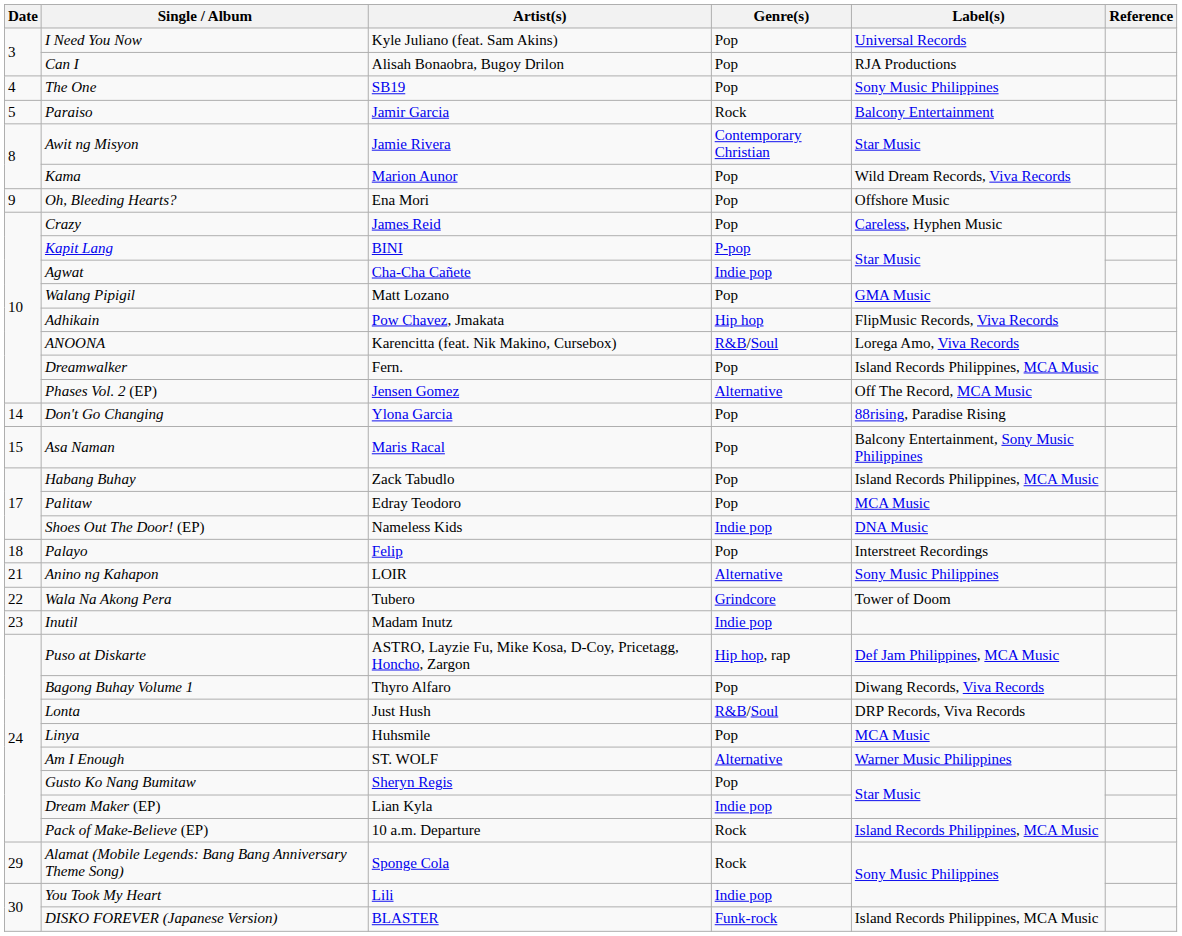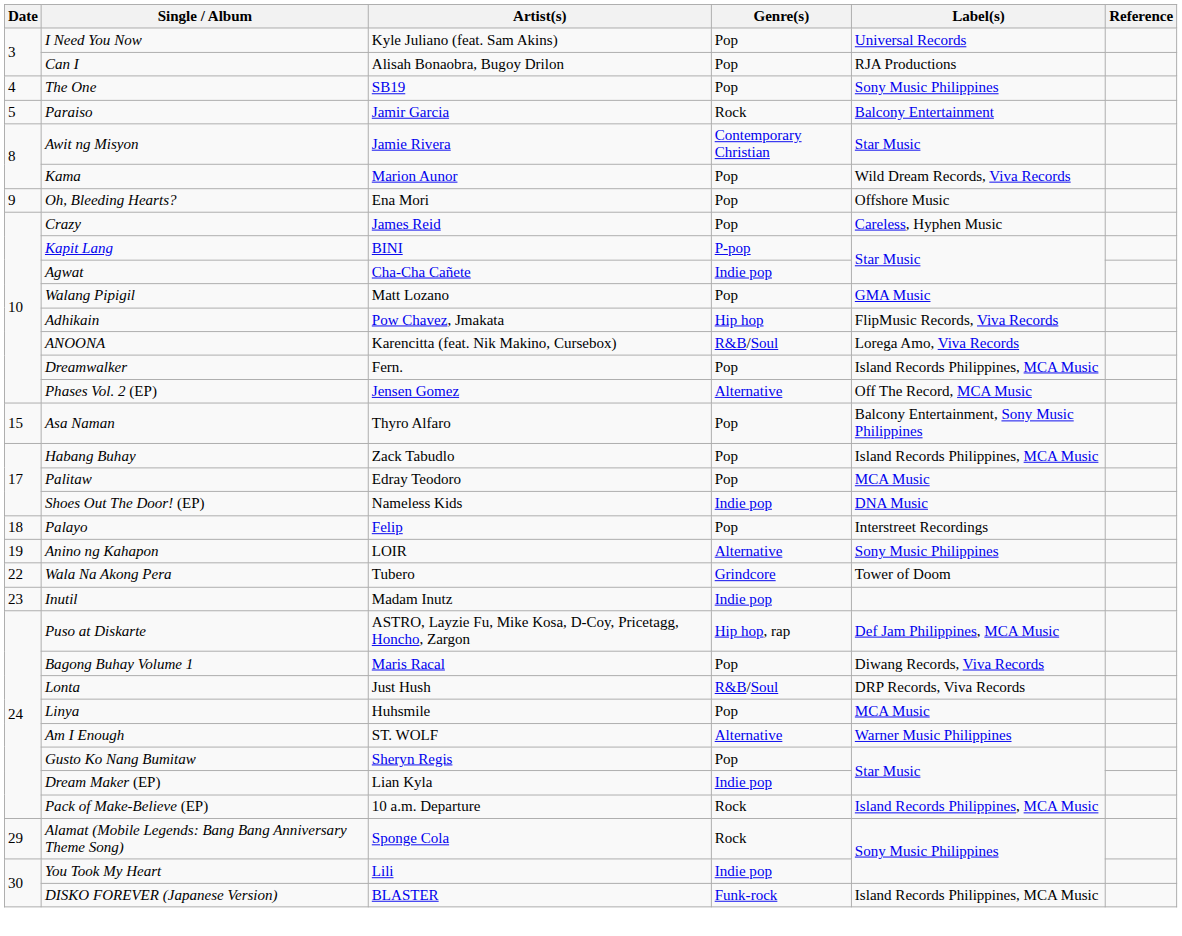- row: (104, 414)
(408, 447) Maris Racal -> (411, 423) Thyro Alfaro
(15, 575) 21 -> (15, 551) 19
(411, 687) Thyro Alfaro -> (408, 663) Maris Racal
